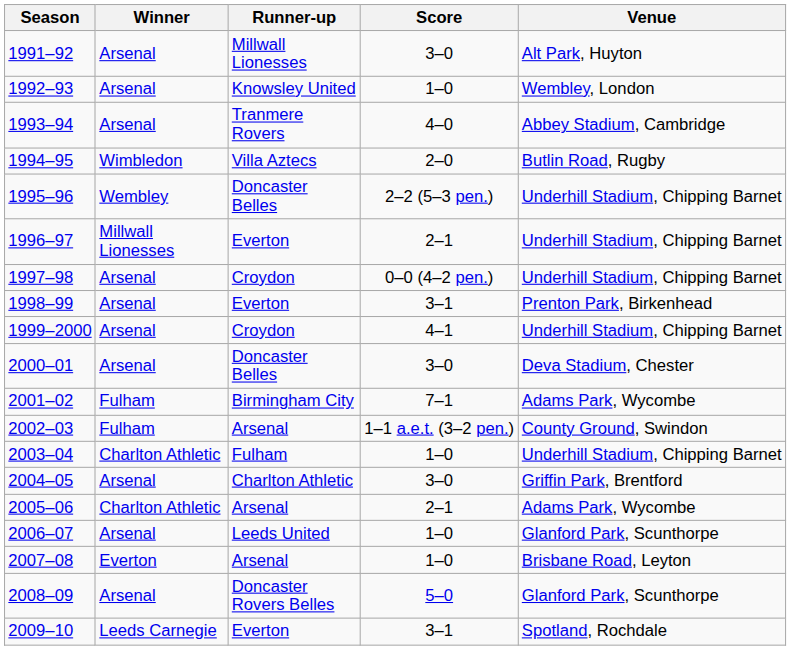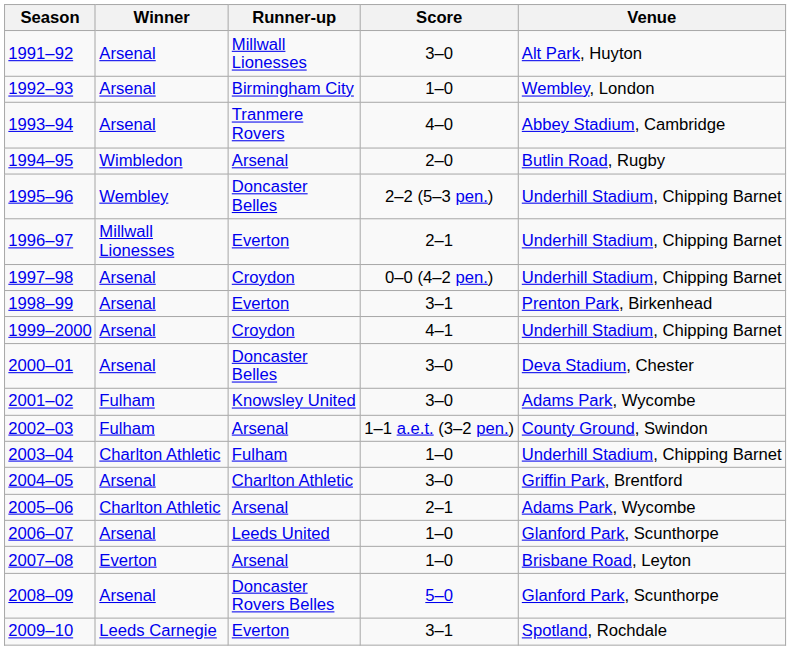(294, 89) Knowsley United -> (293, 89) Birmingham City
(274, 160) Villa Aztecs -> (260, 160) Arsenal
(293, 401) Birmingham City -> (294, 401) Knowsley United
(439, 401) 7–1 -> (439, 401) 3–0
